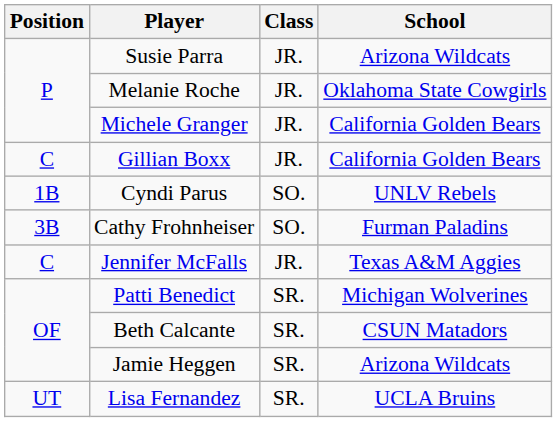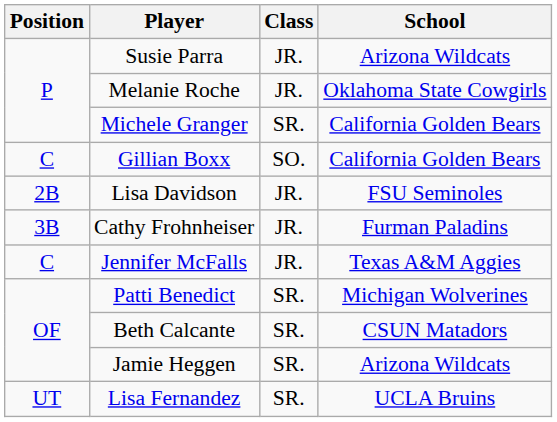(289, 124) JR. -> (289, 124) SR.
(289, 158) JR. -> (289, 158) SO.
- row: (174, 192)
+ row: (174, 192)
(289, 227) SO. -> (289, 227) JR.
